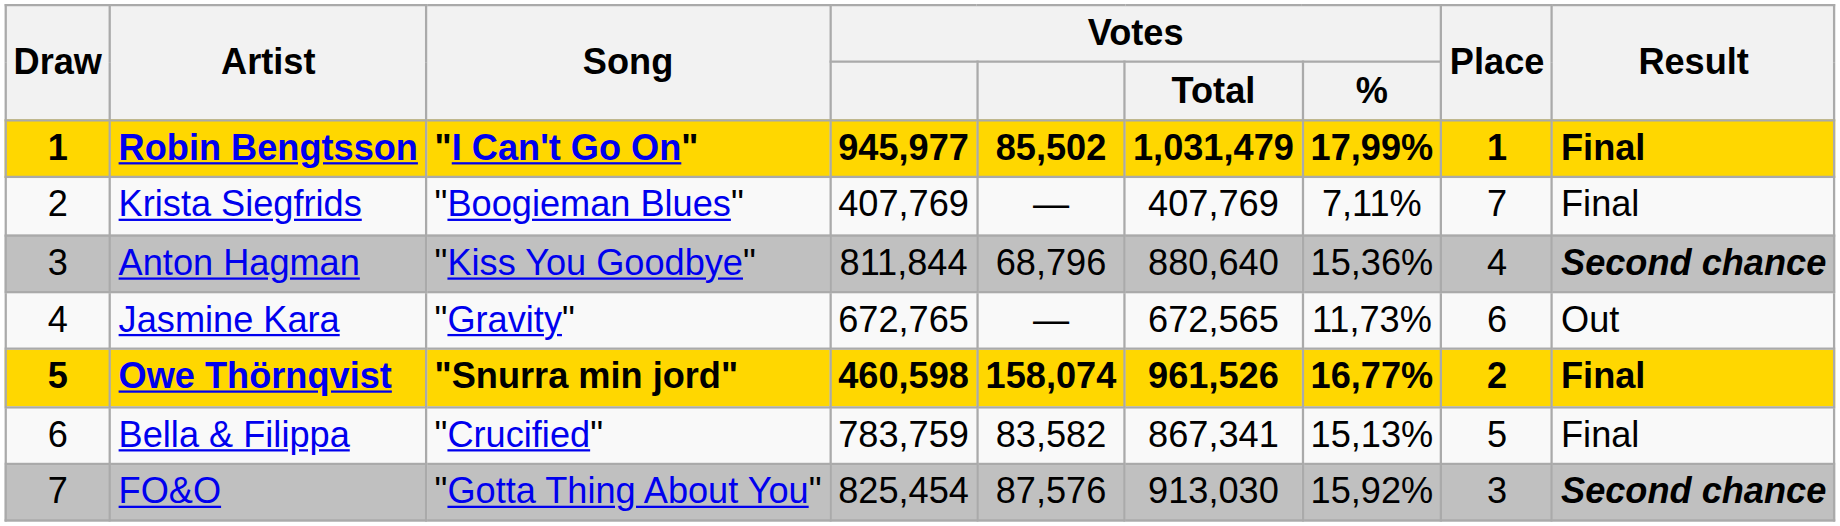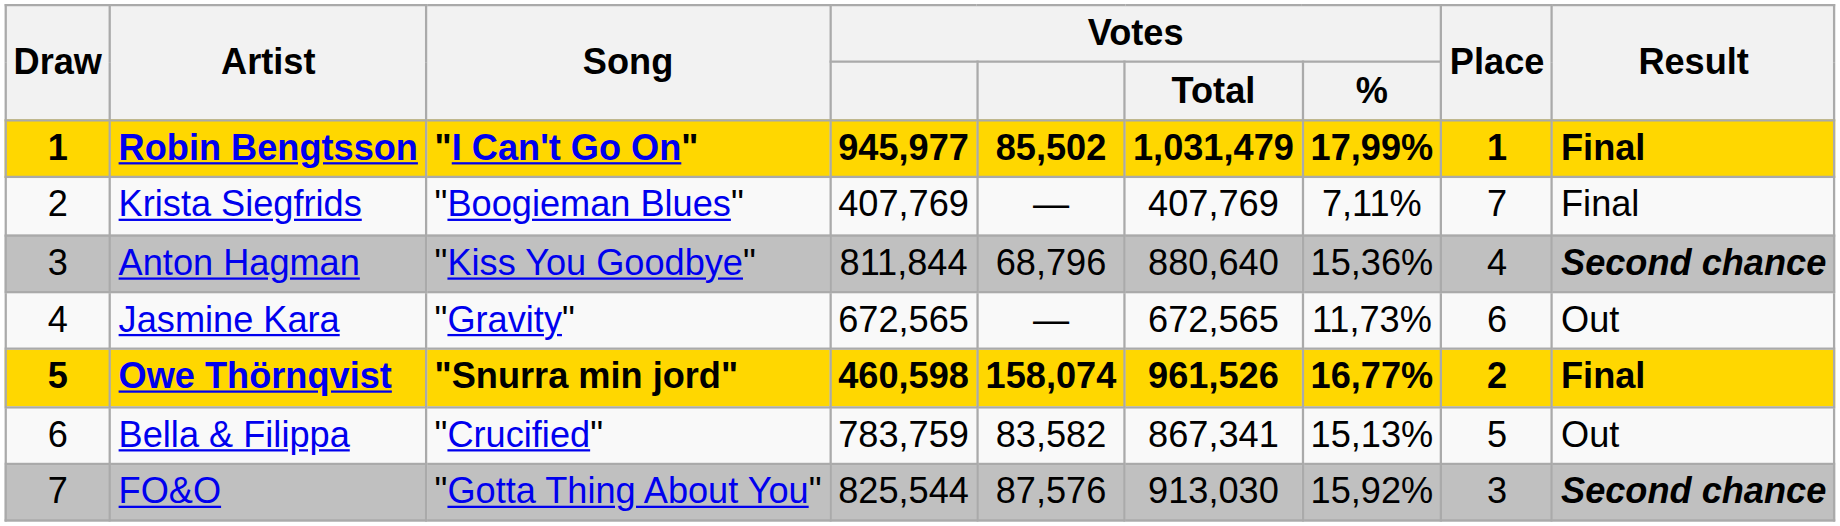(904, 319) 672,765 -> (904, 319) 672,565
(1600, 434) Final -> (1590, 434) Out
(904, 491) 825,454 -> (904, 491) 825,544
